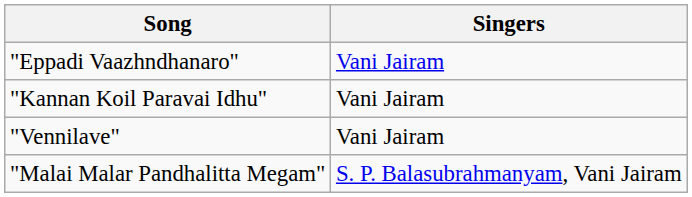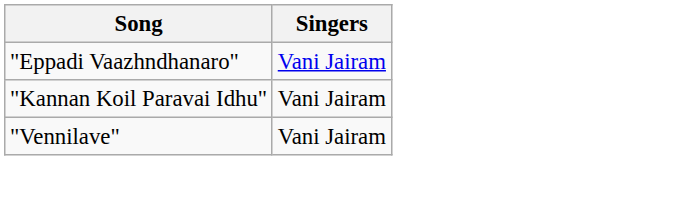- row: (168, 173)
